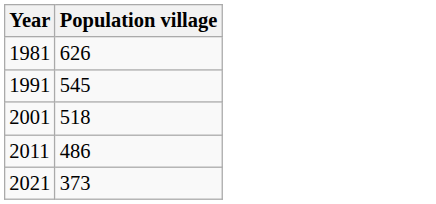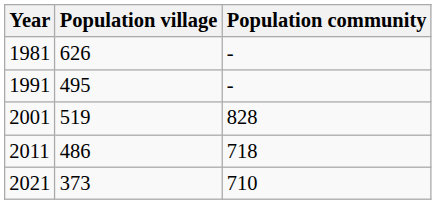+ column: (327, 20)
(75, 85) 545 -> (75, 85) 495
(75, 118) 518 -> (75, 118) 519
